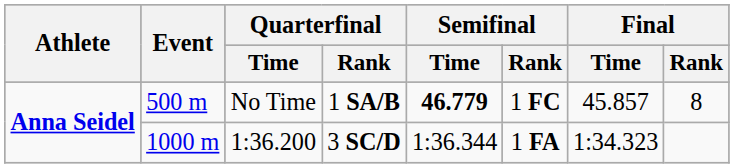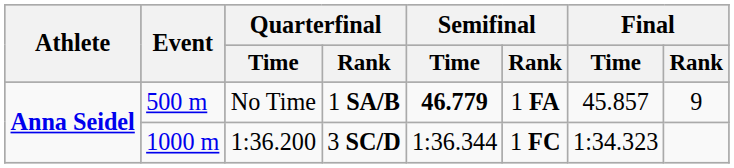(535, 102) 1 FC -> (535, 102) 1 FA
(696, 102) 8 -> (696, 102) 9
(535, 142) 1 FA -> (535, 142) 1 FC
